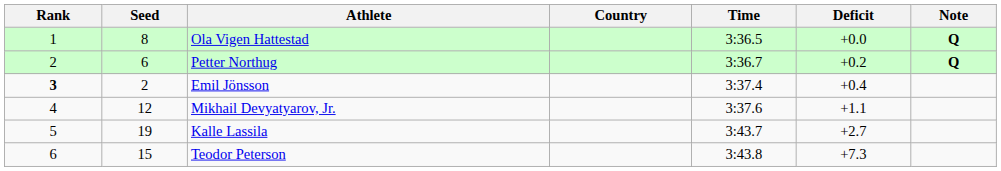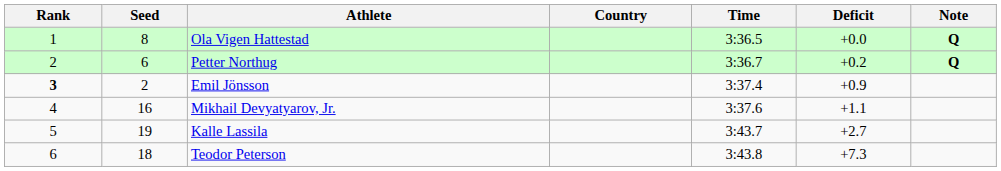(853, 85) +0.4 -> (853, 85) +0.9
(145, 108) 12 -> (145, 108) 16
(145, 154) 15 -> (145, 154) 18
